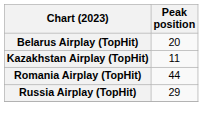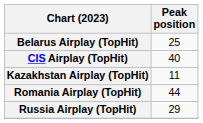(174, 42) 20 -> (174, 42) 25
+ row: (78, 59)
